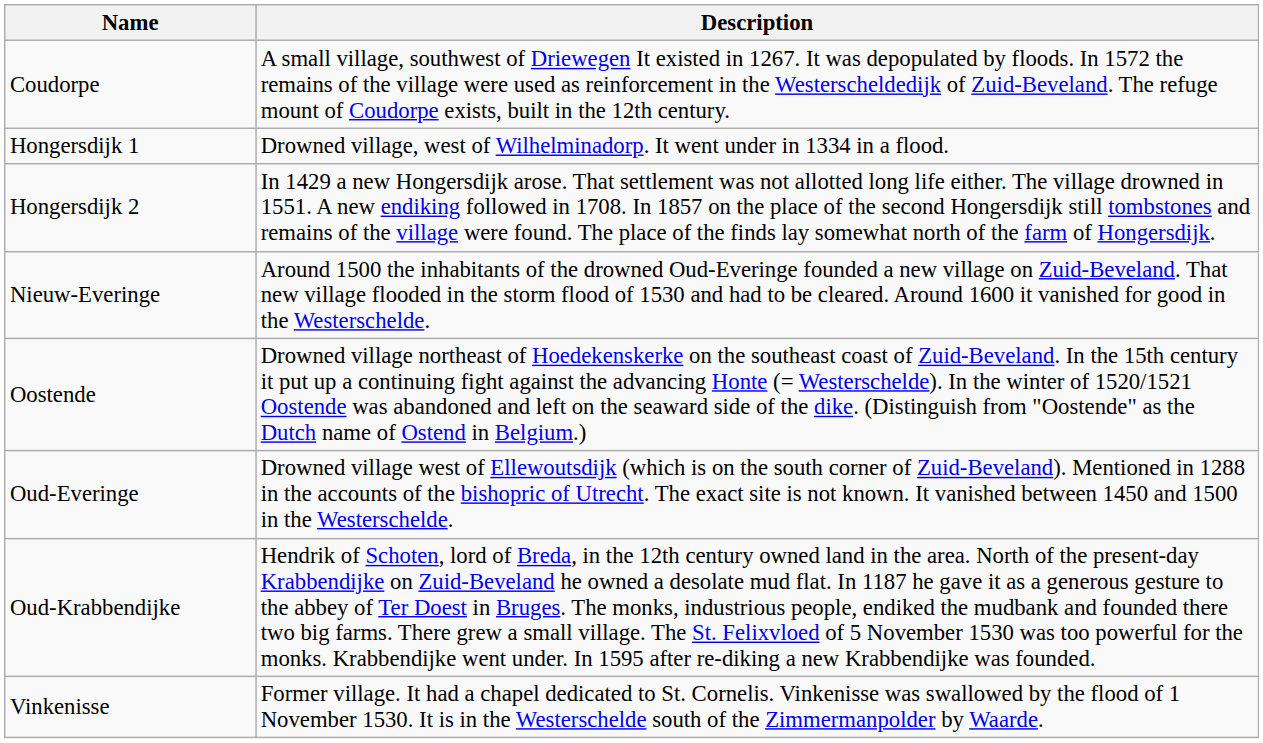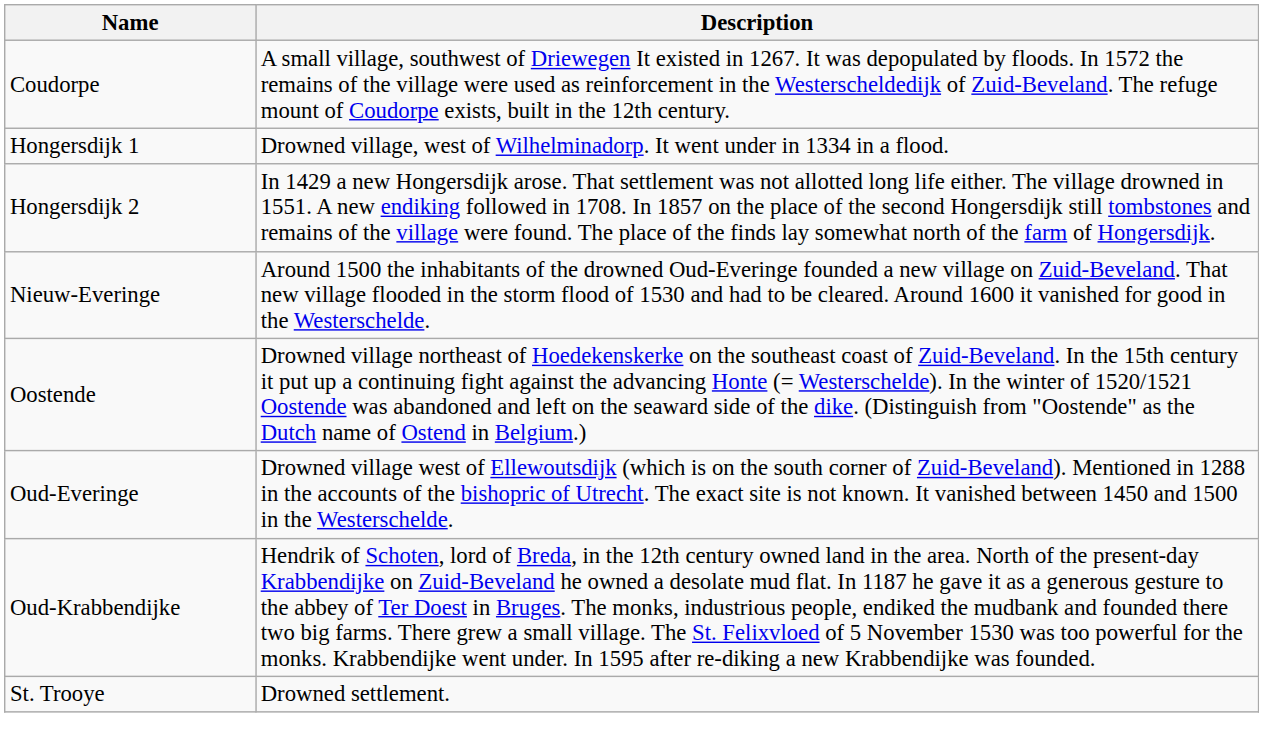+ row: (57, 694)
- row: (60, 706)
